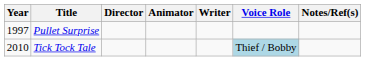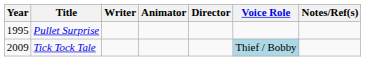columns swapped: (124, 13) <-> (215, 13)
(18, 30) 1997 -> (18, 30) 1995
(18, 47) 2010 -> (18, 47) 2009
